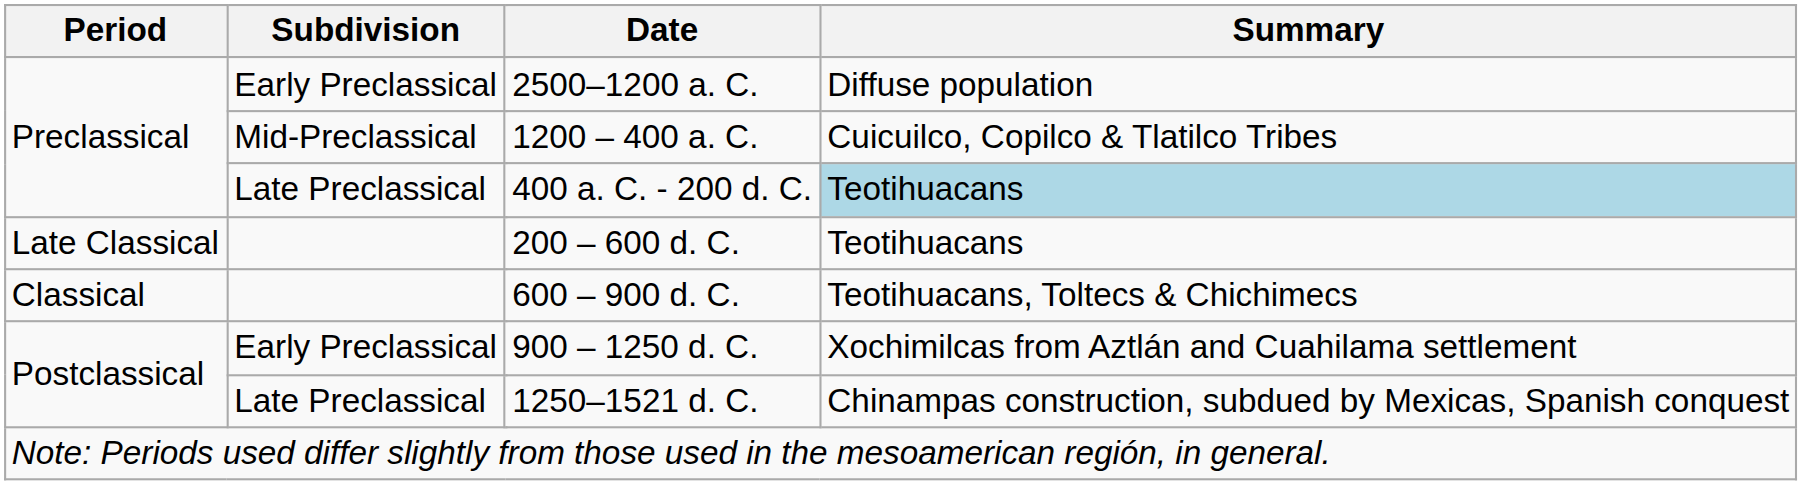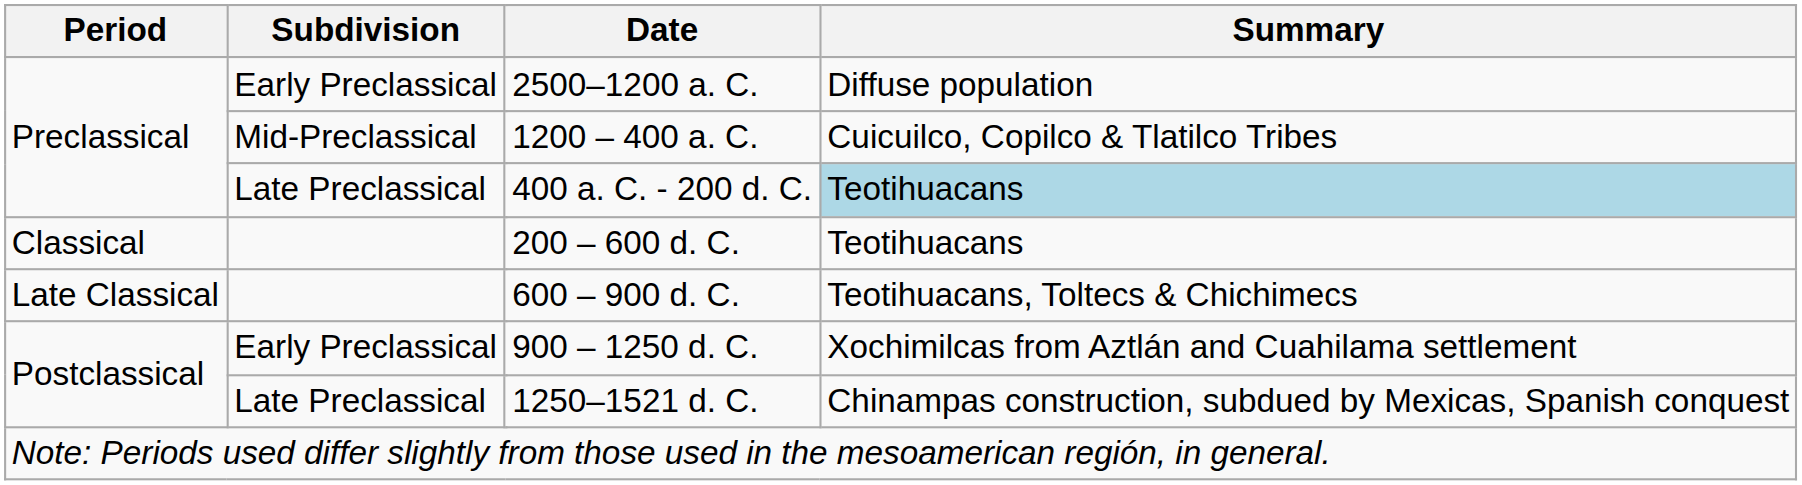(115, 242) Late Classical -> (78, 242) Classical
(78, 294) Classical -> (115, 294) Late Classical
